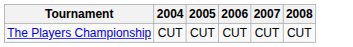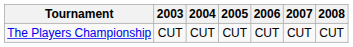+ column: (170, 14)
